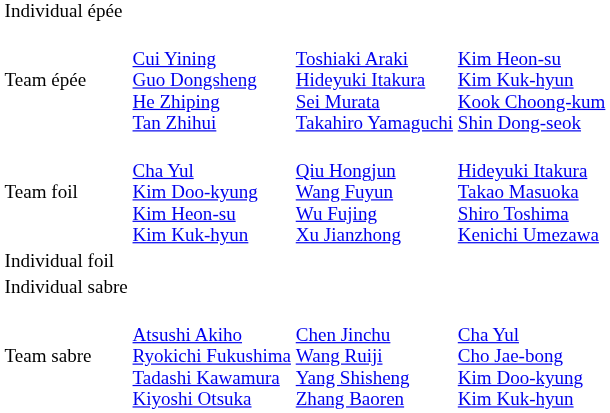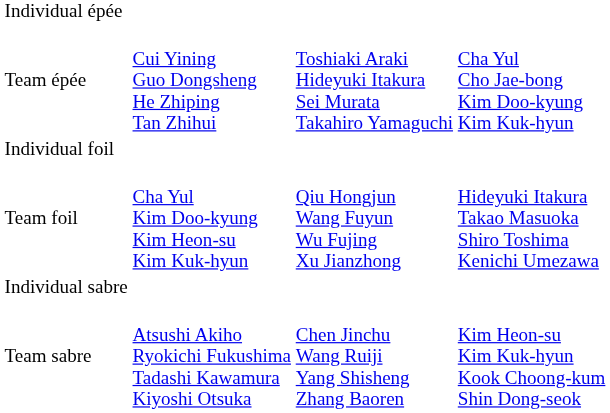(532, 90) Kim Heon-su Kim Kuk-hyun Kook Choong-kum Shin Dong-seok -> (520, 90) Cha Yul Cho Jae-bong Kim Doo-kyung Kim Kuk-hyun
rows swapped: (59, 261) <-> (41, 192)
(520, 366) Cha Yul Cho Jae-bong Kim Doo-kyung Kim Kuk-hyun -> (532, 366) Kim Heon-su Kim Kuk-hyun Kook Choong-kum Shin Dong-seok
